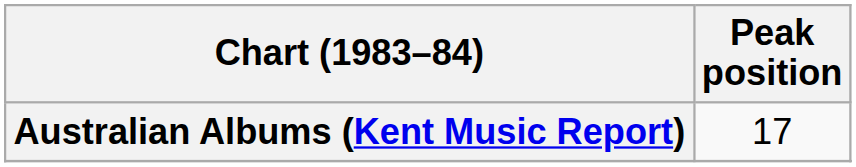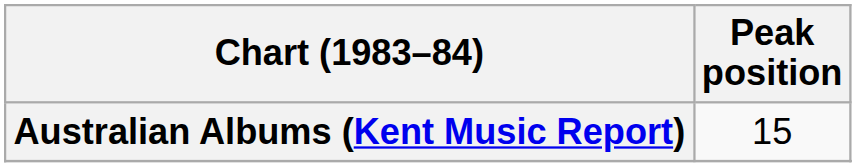(772, 131) 17 -> (772, 131) 15
